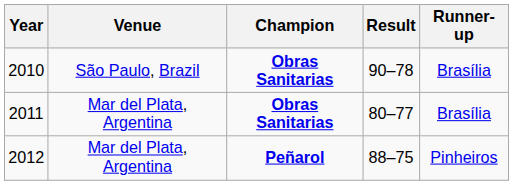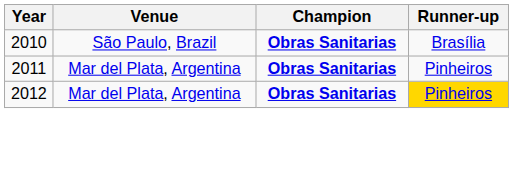- column: (391, 26)
(464, 114) Brasília -> (458, 68) Pinheiros
(295, 157) Peñarol -> (332, 94) Obras Sanitarias
(464, 157) no background -> (458, 94) gold background
